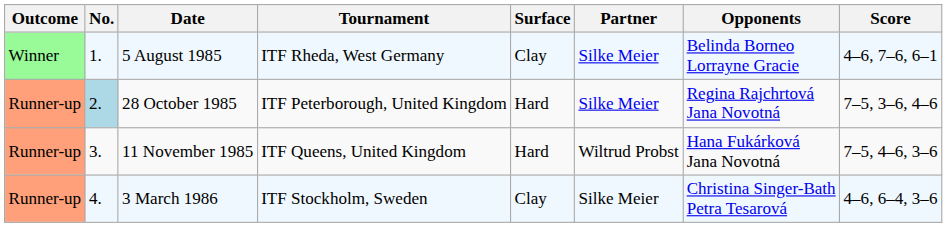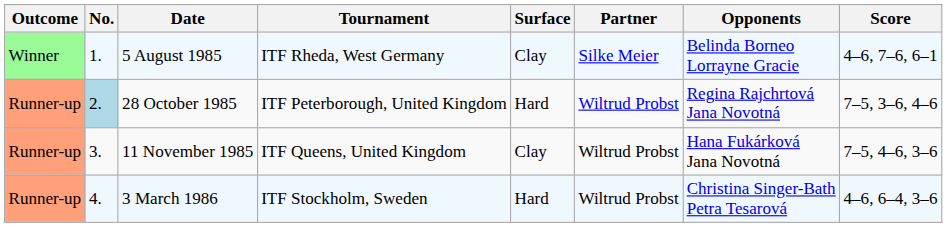(619, 102) Silke Meier -> (629, 102) Wiltrud Probst
(532, 150) Hard -> (531, 150) Clay
(531, 197) Clay -> (532, 197) Hard
(619, 197) Silke Meier -> (629, 197) Wiltrud Probst
